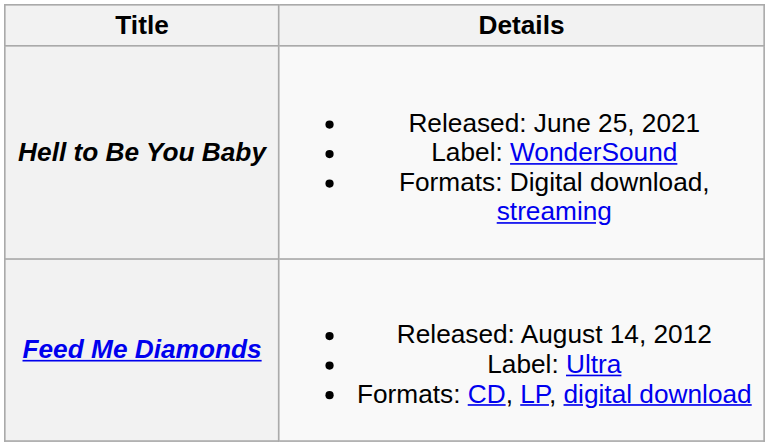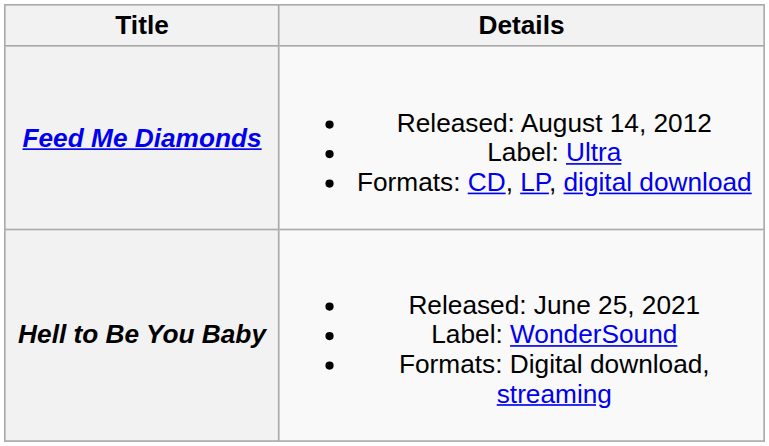rows swapped: (142, 349) <-> (142, 152)
